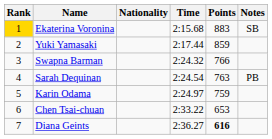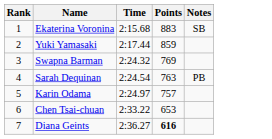- column: (143, 12)
(19, 28) gold background -> (19, 28) no background
(222, 61) 766 -> (168, 61) 769
(222, 93) 759 -> (168, 93) 757
